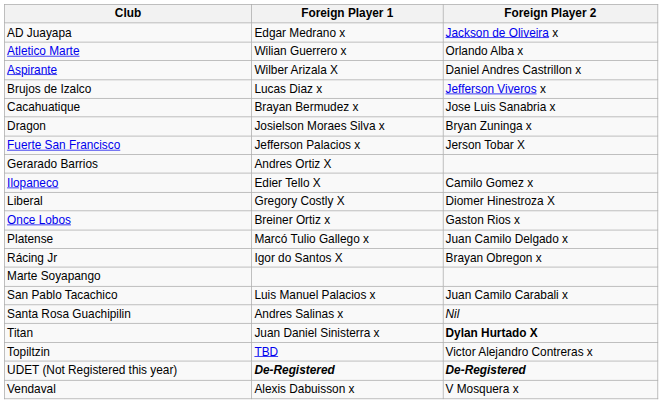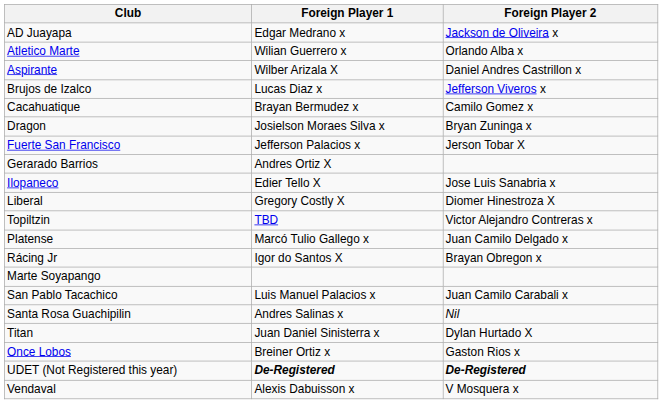(501, 107) Jose Luis Sanabria x -> (489, 107) Camilo Gomez x
(489, 182) Camilo Gomez x -> (501, 182) Jose Luis Sanabria x
rows swapped: (39, 220) <-> (28, 351)
(492, 333) bold -> (489, 333) normal
